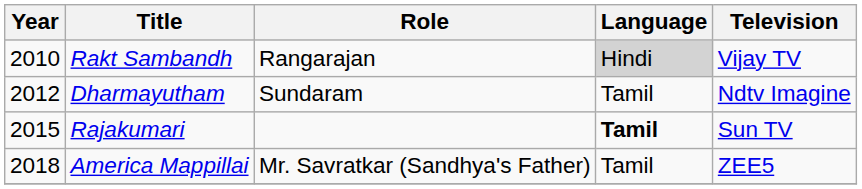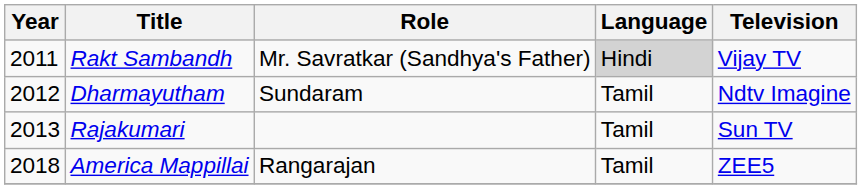(35, 58) 2010 -> (34, 58) 2011
(317, 58) Rangarajan -> (425, 58) Mr. Savratkar (Sandhya's Father)
(35, 129) 2015 -> (35, 129) 2013
(630, 129) bold -> (627, 129) normal
(425, 165) Mr. Savratkar (Sandhya's Father) -> (317, 165) Rangarajan
